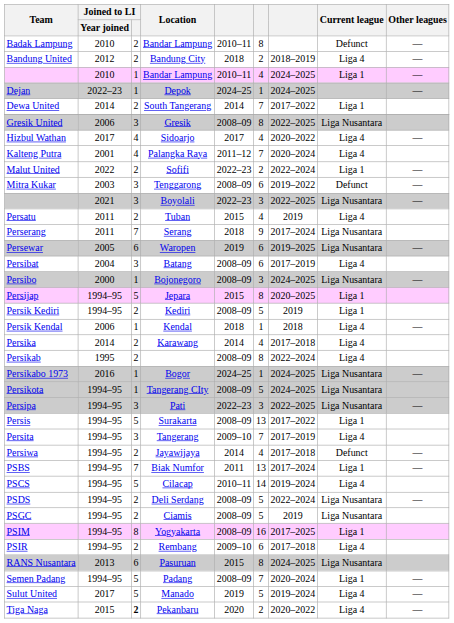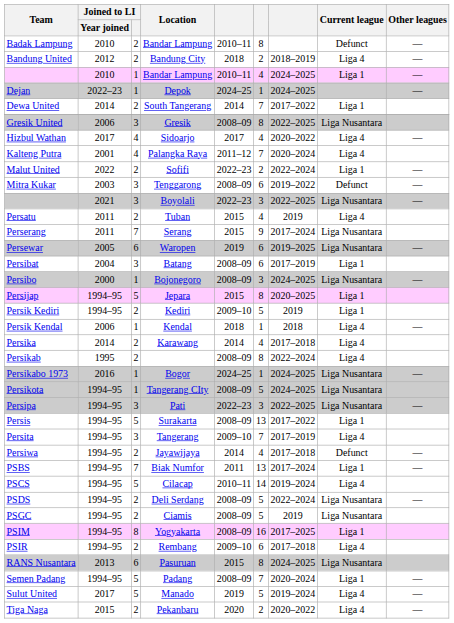(234, 232) 2018 -> (234, 232) 2015
(352, 264) Liga 4 -> (352, 264) Liga 1
(234, 311) 2008–09 -> (234, 311) 2009–10
(136, 610) bold -> (136, 610) normal
